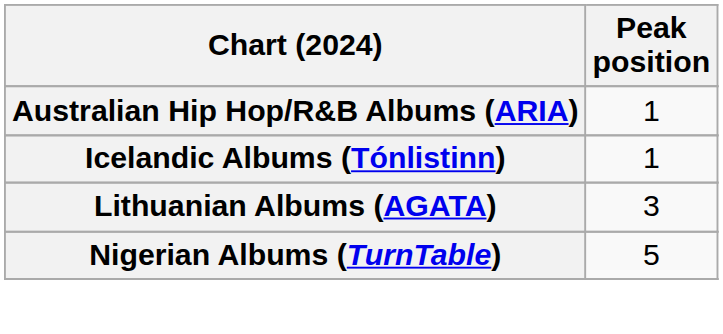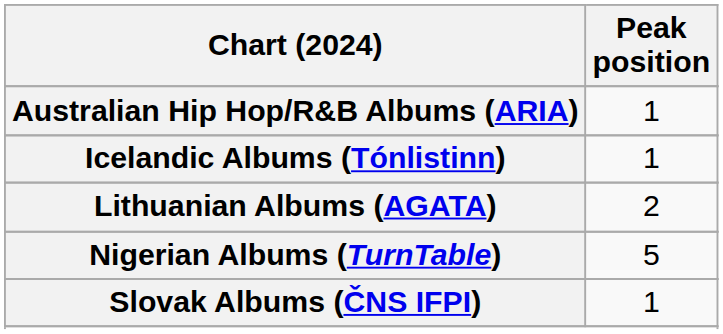(651, 206) 3 -> (651, 206) 2
+ row: (295, 302)
